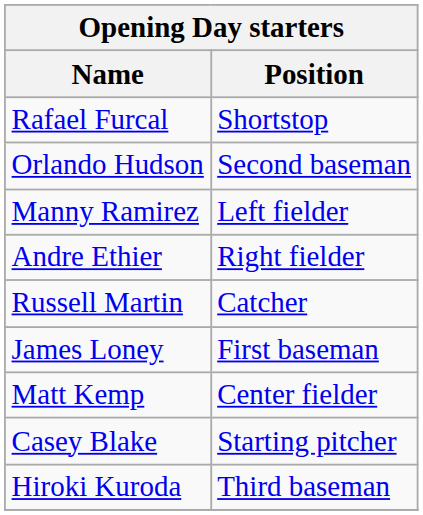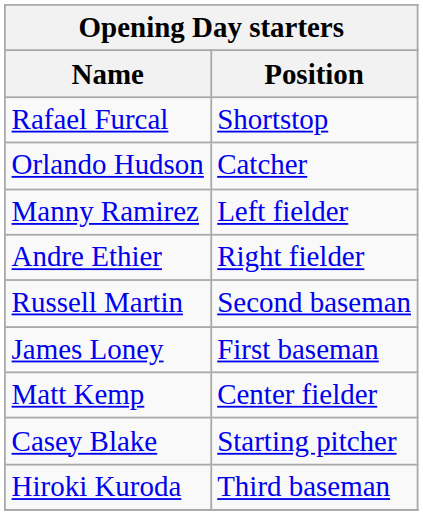(314, 165) Second baseman -> (262, 165) Catcher
(262, 303) Catcher -> (314, 303) Second baseman
